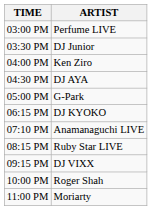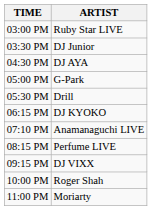(85, 29) Perfume LIVE -> (88, 29) Ruby Star LIVE
- row: (28, 63)
+ row: (28, 96)
(88, 146) Ruby Star LIVE -> (85, 146) Perfume LIVE
